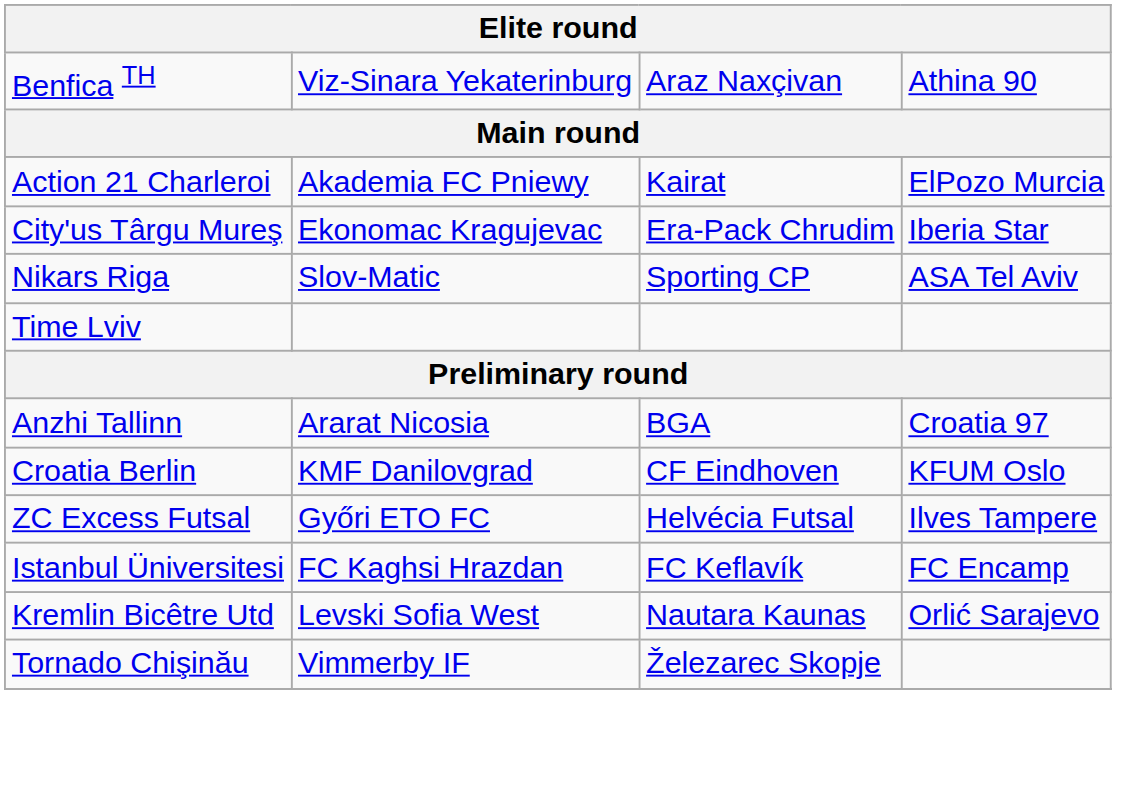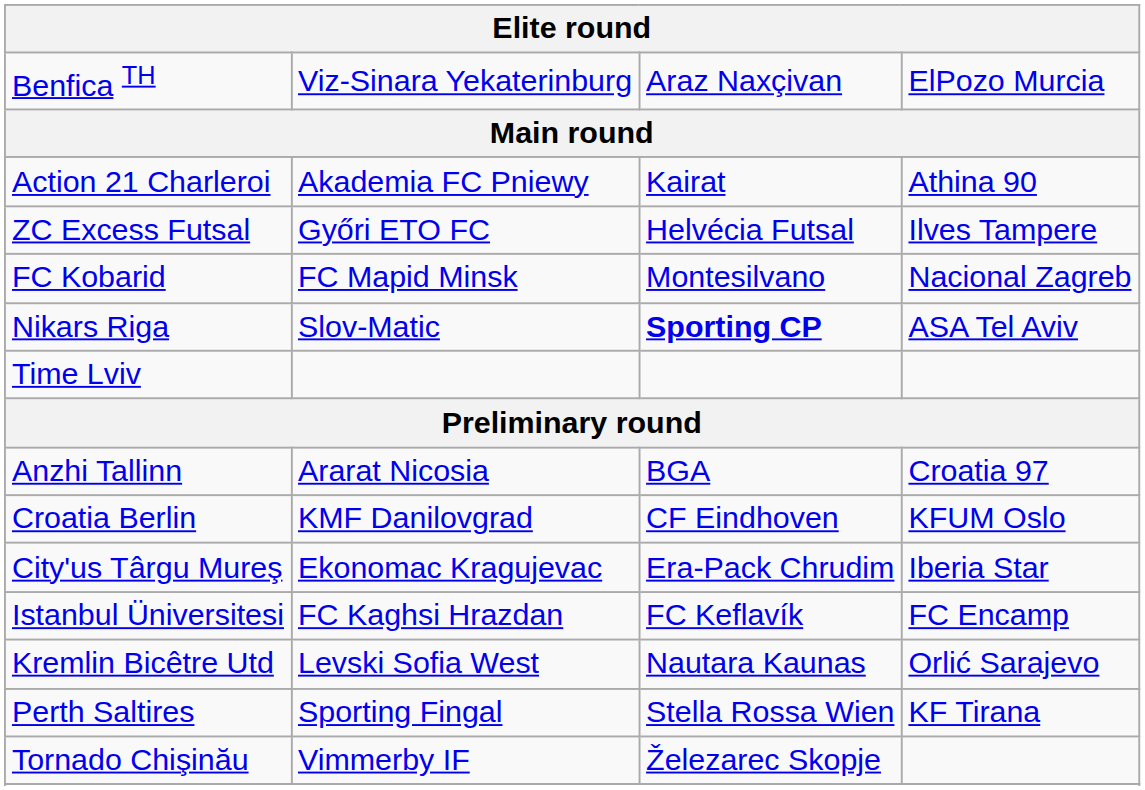(973, 80) Athina 90 -> (1006, 80) ElPozo Murcia
(1006, 181) ElPozo Murcia -> (973, 181) Athina 90
rows swapped: (147, 229) <-> (131, 518)
+ row: (89, 277)
(728, 277) normal -> (734, 326) bold
+ row: (103, 711)
